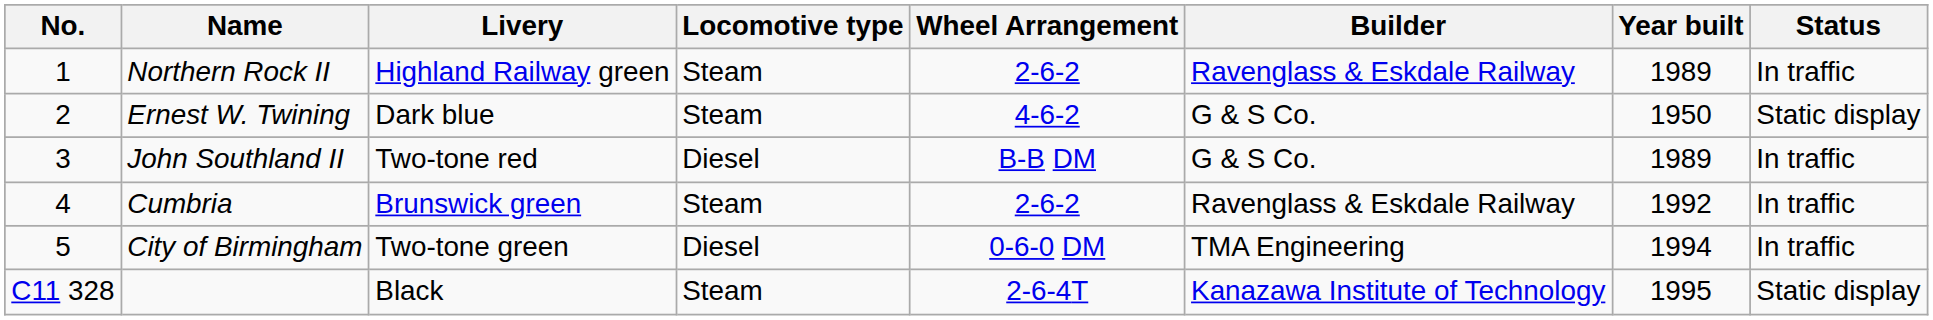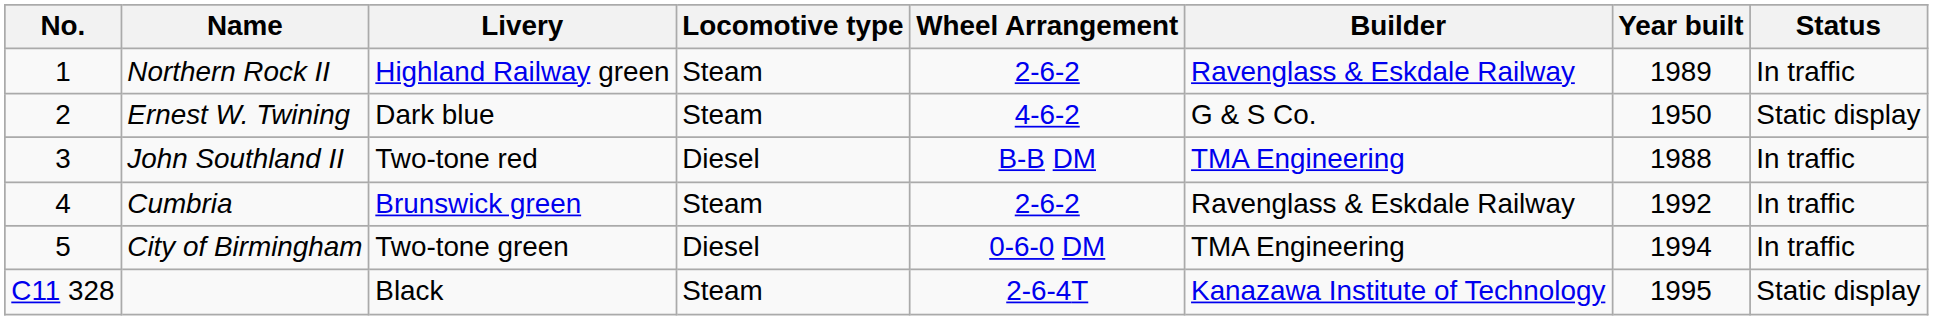(1254, 159) G & S Co. -> (1298, 159) TMA Engineering
(1681, 159) 1989 -> (1681, 159) 1988
